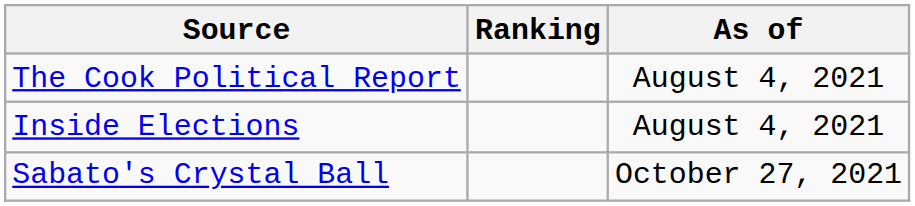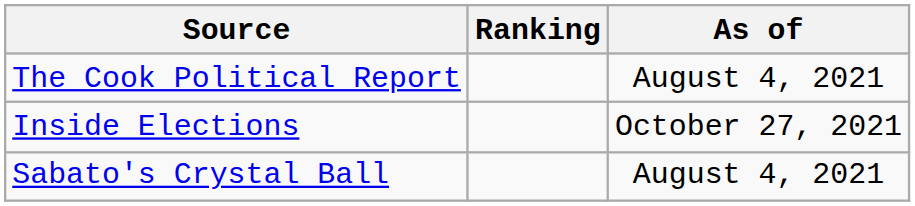(758, 127) August 4, 2021 -> (758, 127) October 27, 2021
(758, 176) October 27, 2021 -> (758, 176) August 4, 2021
